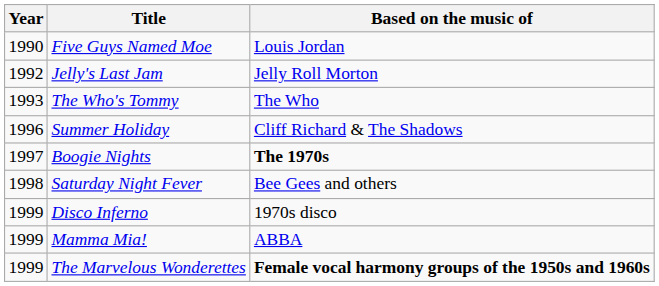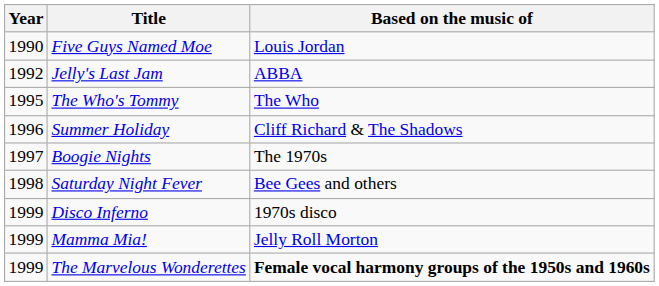(316, 73) Jelly Roll Morton -> (278, 73) ABBA
(26, 101) 1993 -> (26, 101) 1995
(291, 156) bold -> (290, 156) normal
(278, 239) ABBA -> (316, 239) Jelly Roll Morton
